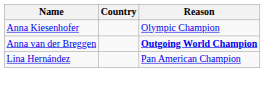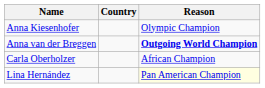+ row: (41, 59)
(191, 59) no background -> (191, 75) lightyellow background
